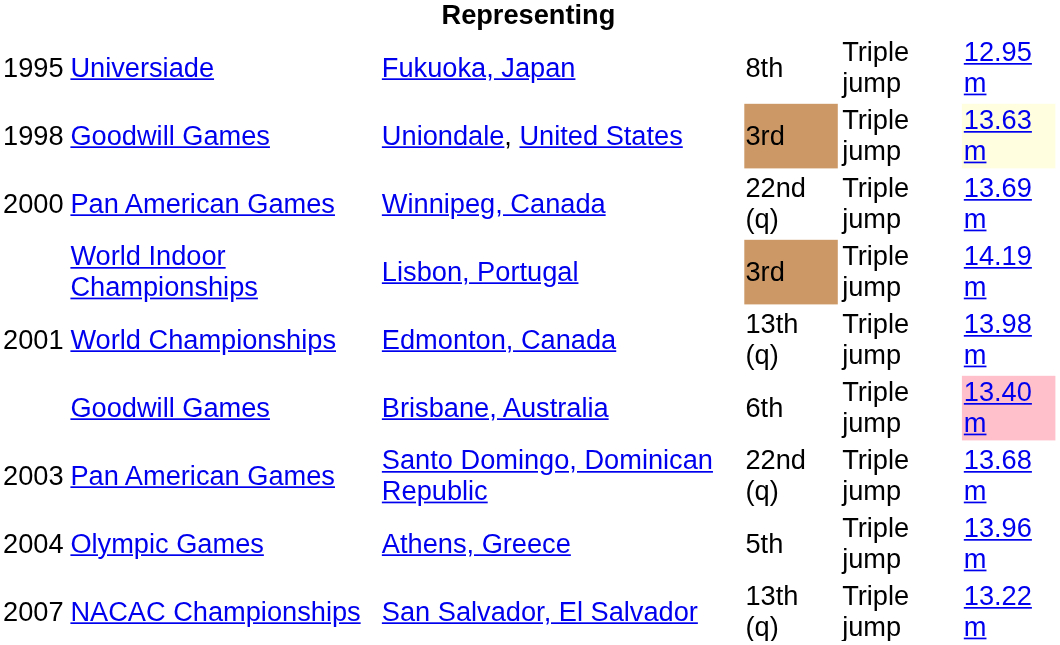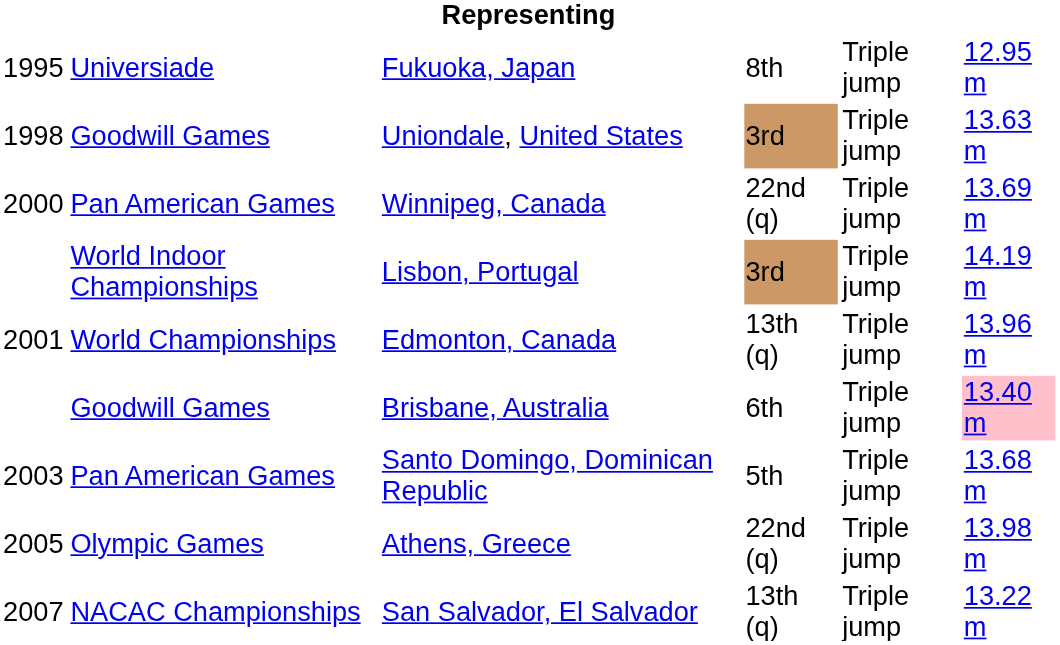(998, 135) lightyellow background -> (998, 135) no background
(998, 339) 13.98 m -> (998, 339) 13.96 m
(776, 475) 22nd (q) -> (764, 475) 5th
(33, 543) 2004 -> (33, 543) 2005
(764, 543) 5th -> (776, 543) 22nd (q)
(998, 543) 13.96 m -> (998, 543) 13.98 m
